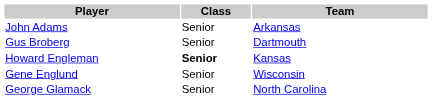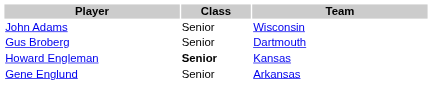(277, 27) Arkansas -> (279, 27) Wisconsin
(279, 74) Wisconsin -> (277, 74) Arkansas
- row: (48, 89)
